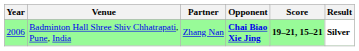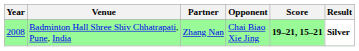(16, 33) 2006 -> (16, 33) 2008
(248, 33) bold -> (247, 33) normal
